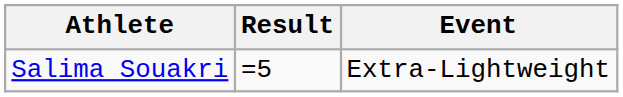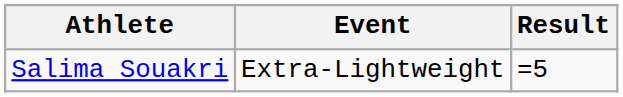columns swapped: (478, 27) <-> (287, 27)
